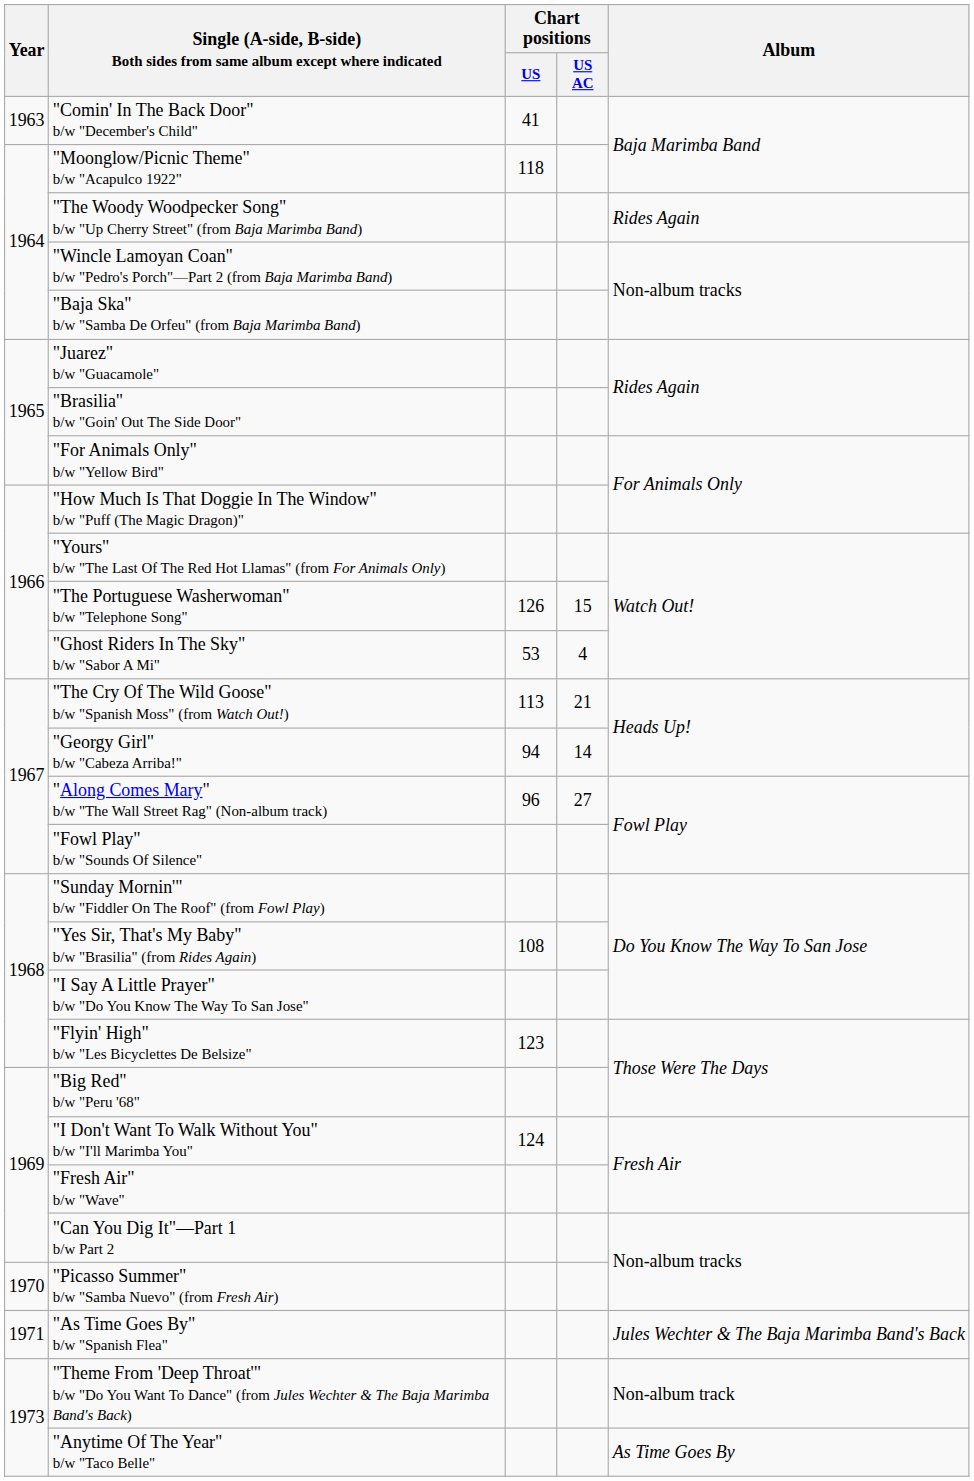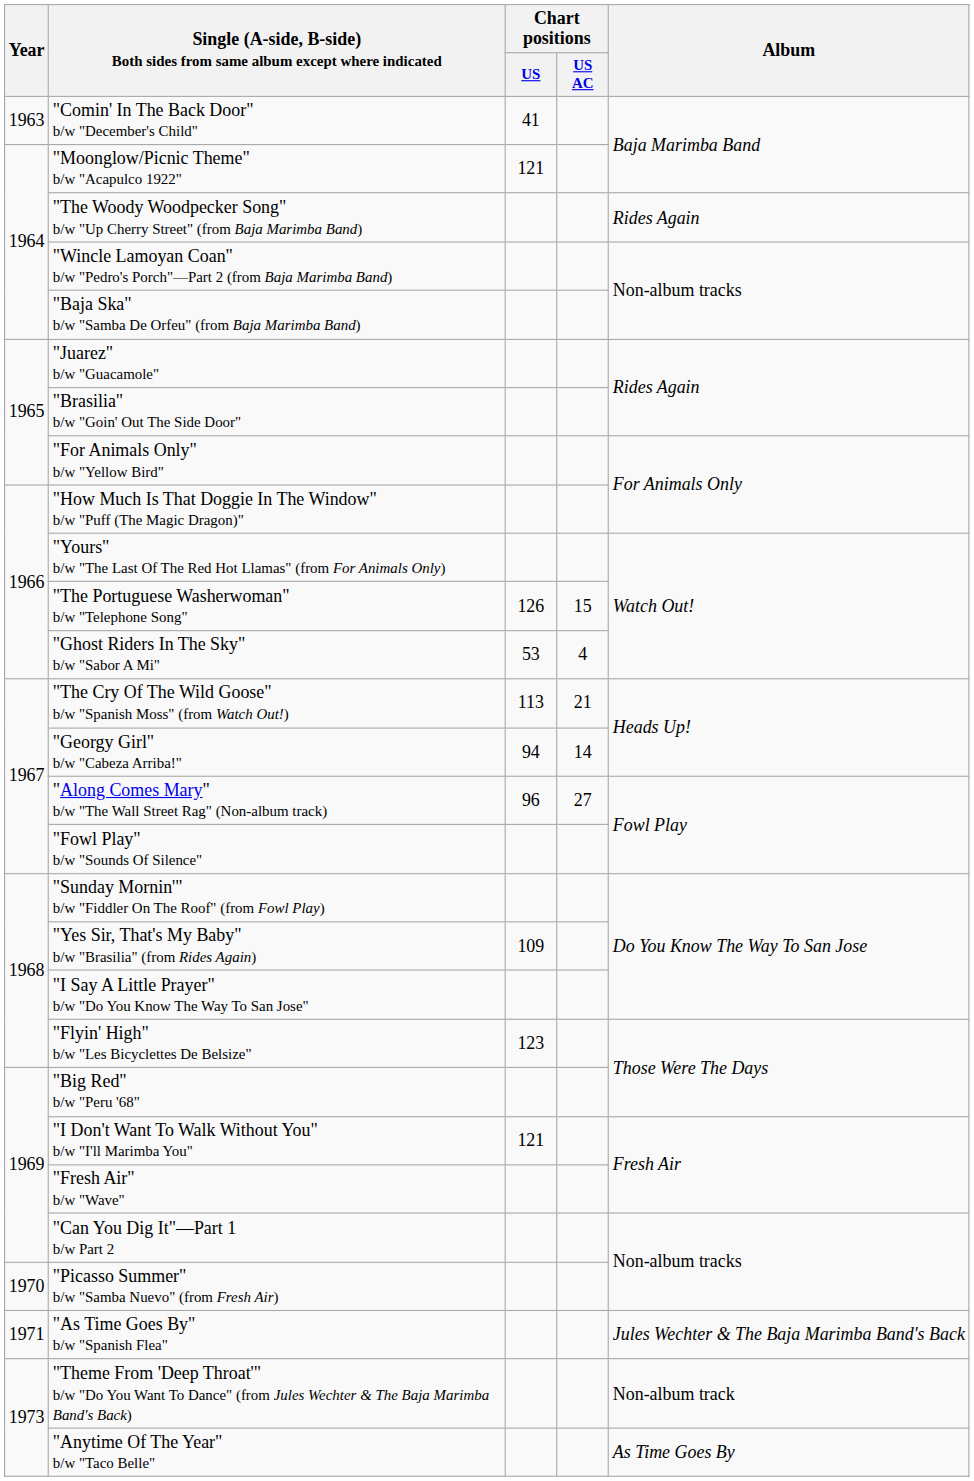(531, 168) 118 -> (531, 168) 121
(531, 946) 108 -> (531, 946) 109
(531, 1140) 124 -> (531, 1140) 121
